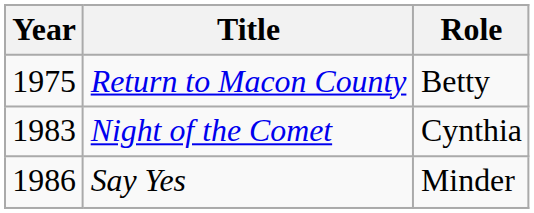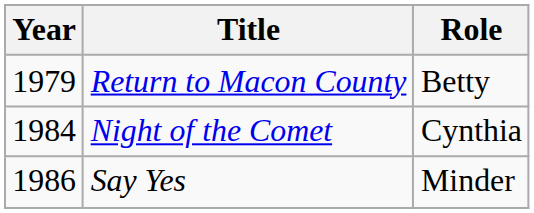(44, 80) 1975 -> (44, 80) 1979
(44, 130) 1983 -> (44, 130) 1984
